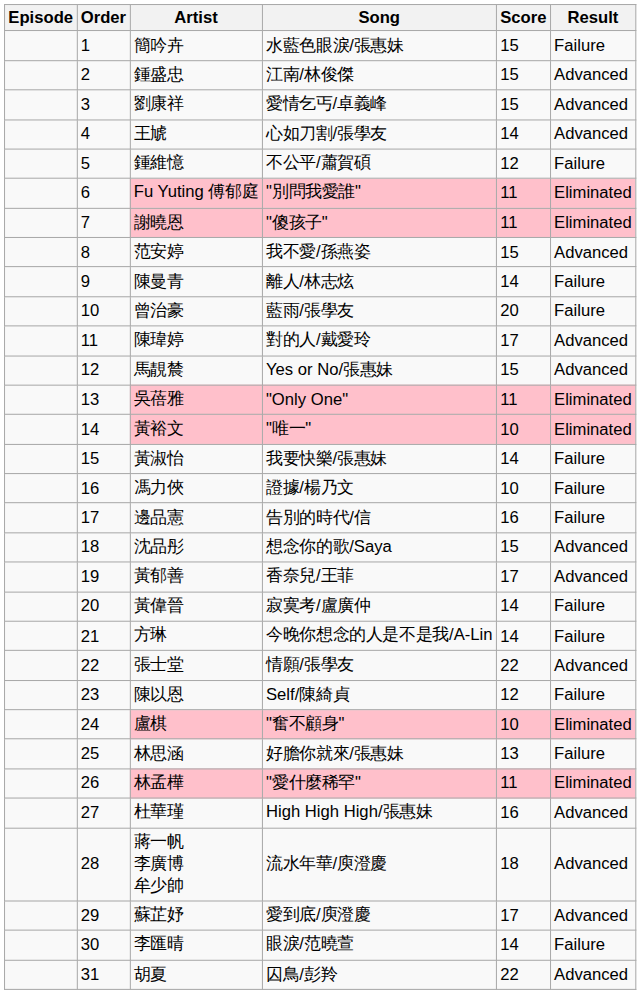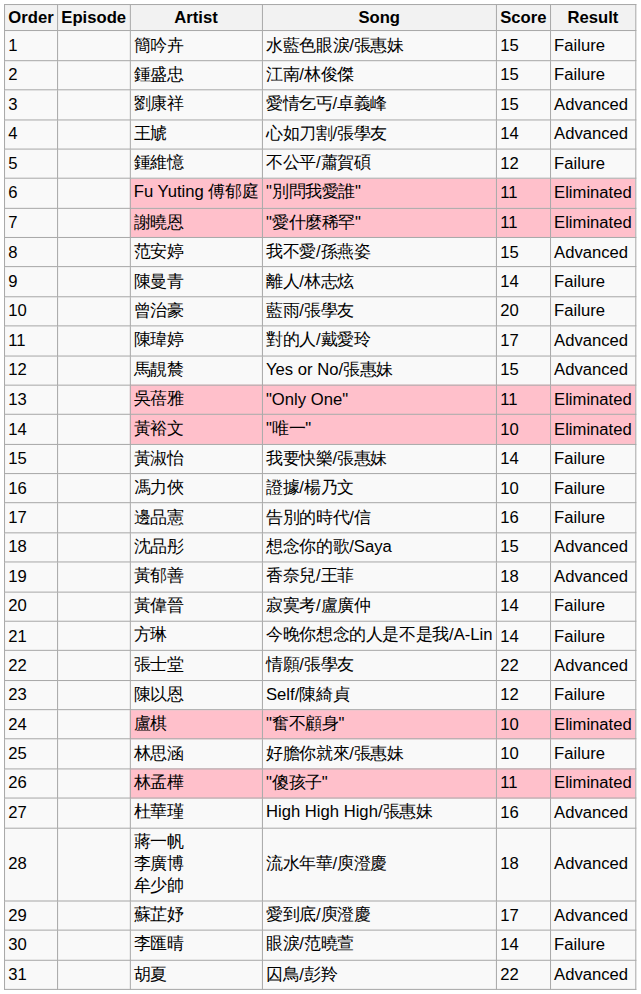columns swapped: (41, 17) <-> (103, 17)
(591, 75) Advanced -> (579, 75) Failure
(297, 222) "傻孩子" -> (313, 222) "愛什麼稀罕"
(509, 576) 17 -> (509, 576) 18
(509, 753) 13 -> (509, 753) 10
(313, 782) "愛什麼稀罕" -> (297, 782) "傻孩子"
